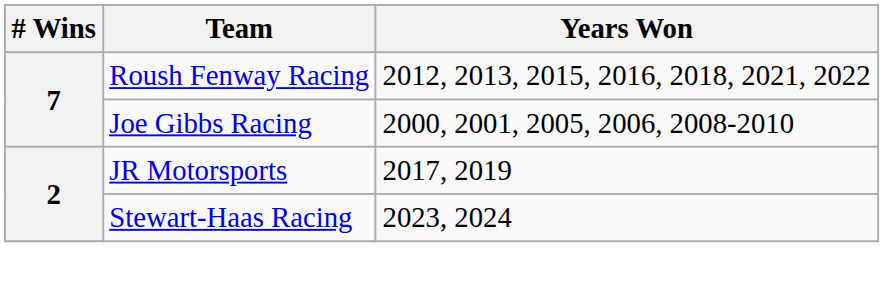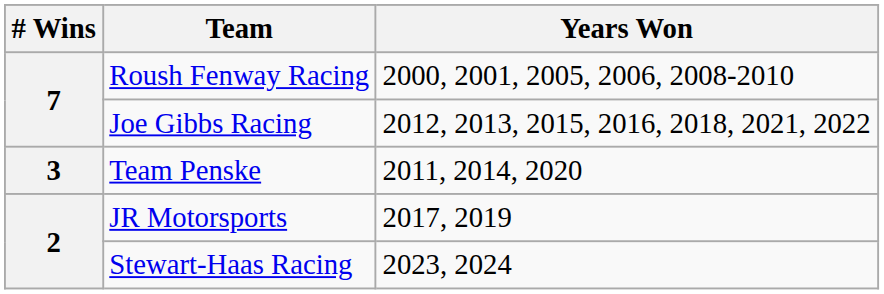(627, 75) 2012, 2013, 2015, 2016, 2018, 2021, 2022 -> (588, 75) 2000, 2001, 2005, 2006, 2008-2010
(588, 123) 2000, 2001, 2005, 2006, 2008-2010 -> (627, 123) 2012, 2013, 2015, 2016, 2018, 2021, 2022
+ row: (185, 170)
